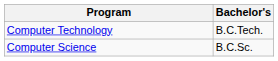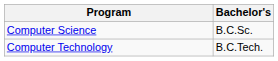rows swapped: (52, 47) <-> (60, 30)
